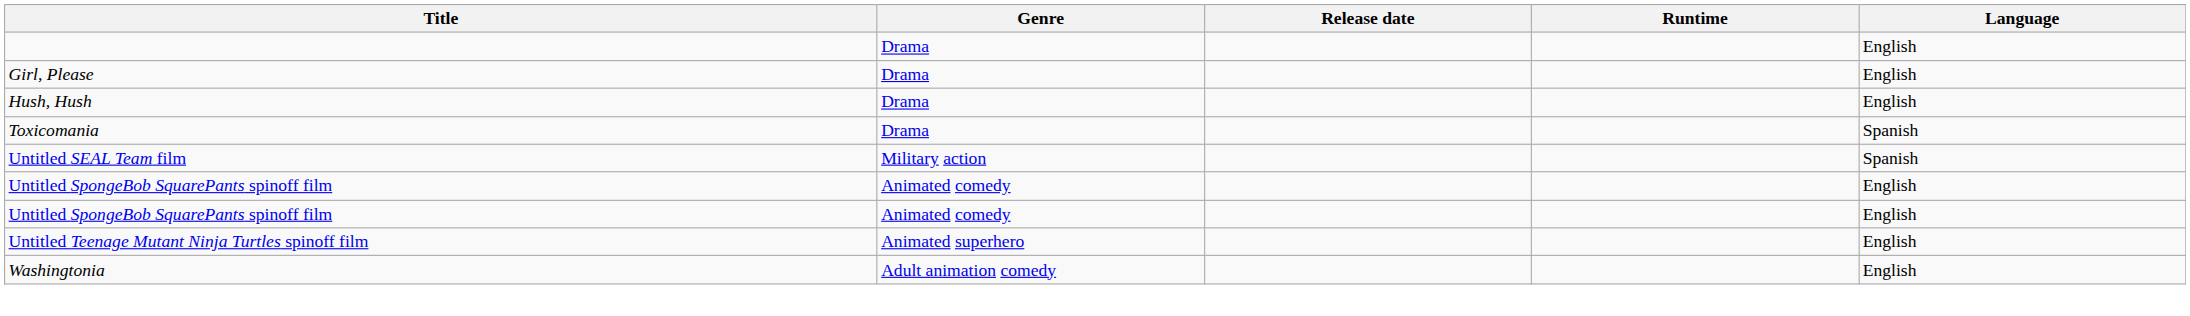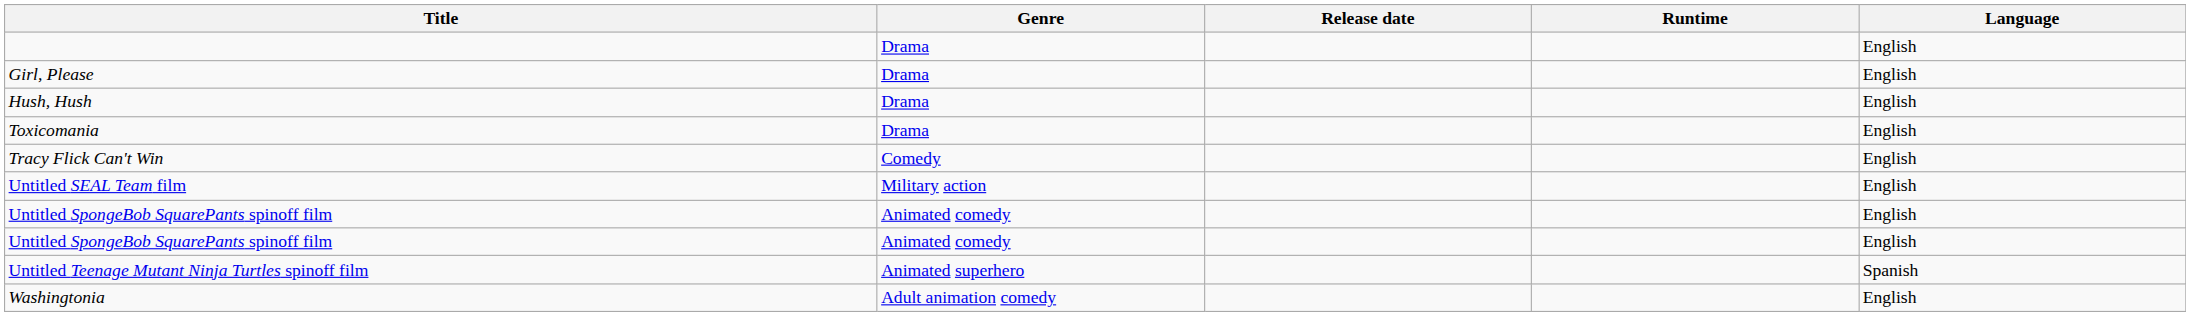(1891, 130) Spanish -> (1890, 130) English
+ row: (86, 158)
(1891, 158) Spanish -> (1890, 185) English
(1890, 241) English -> (1891, 269) Spanish
